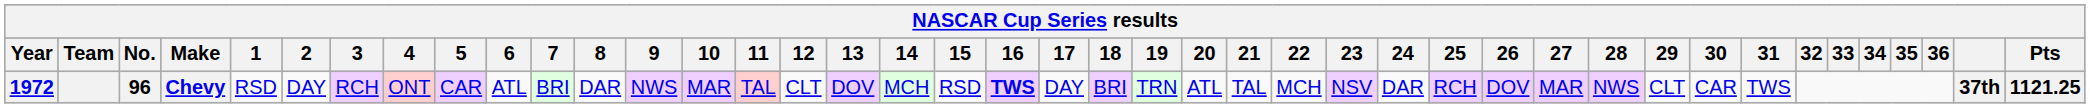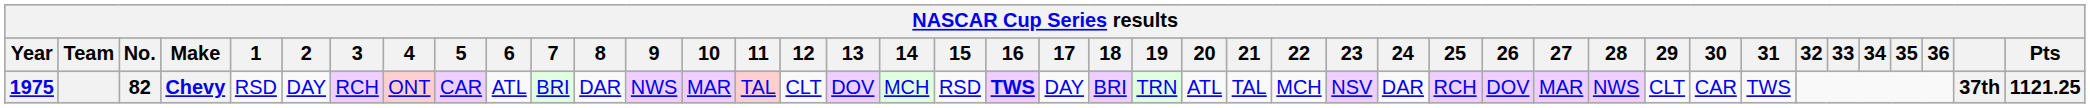(32, 87) 1972 -> (32, 87) 1975
(140, 87) 96 -> (140, 87) 82
